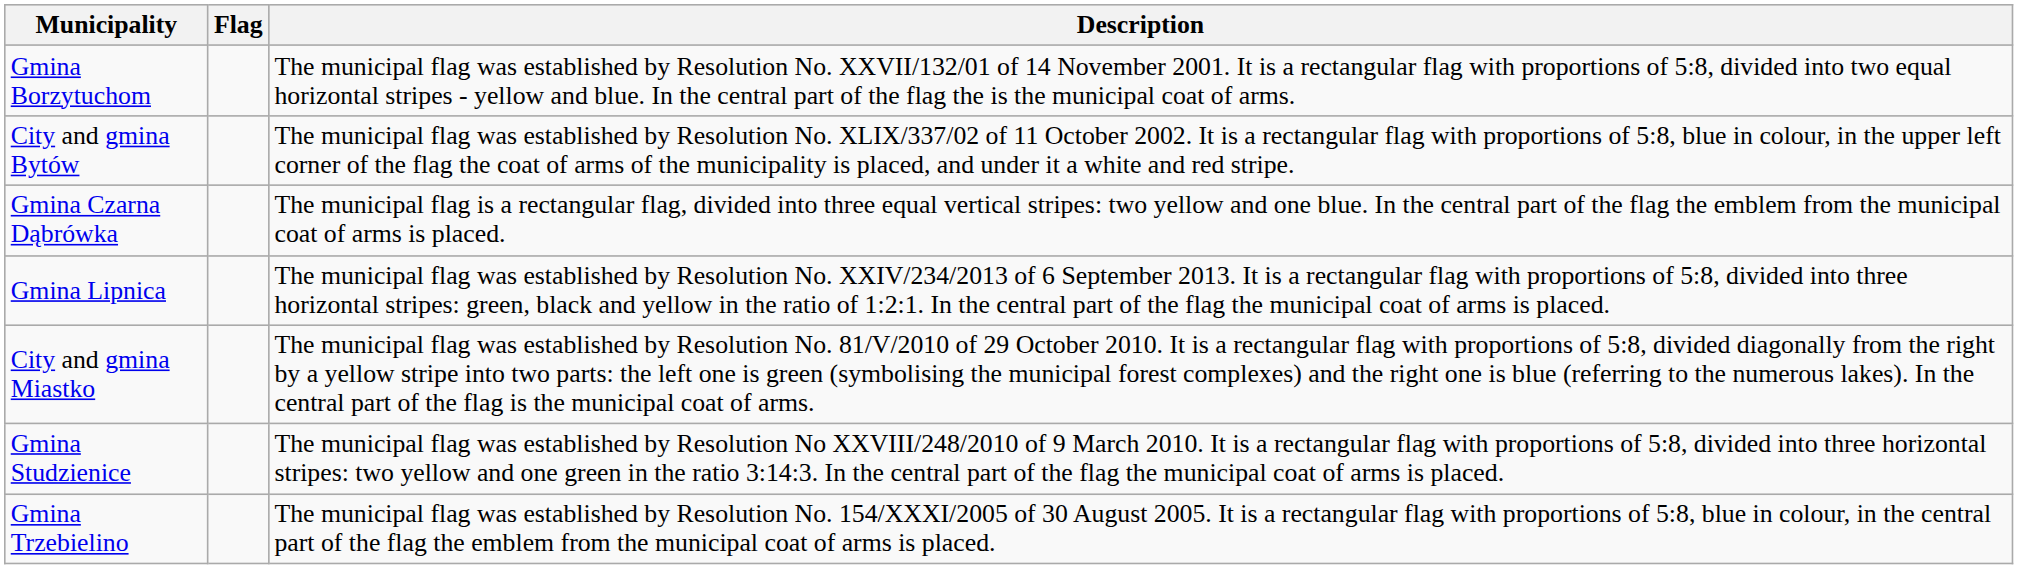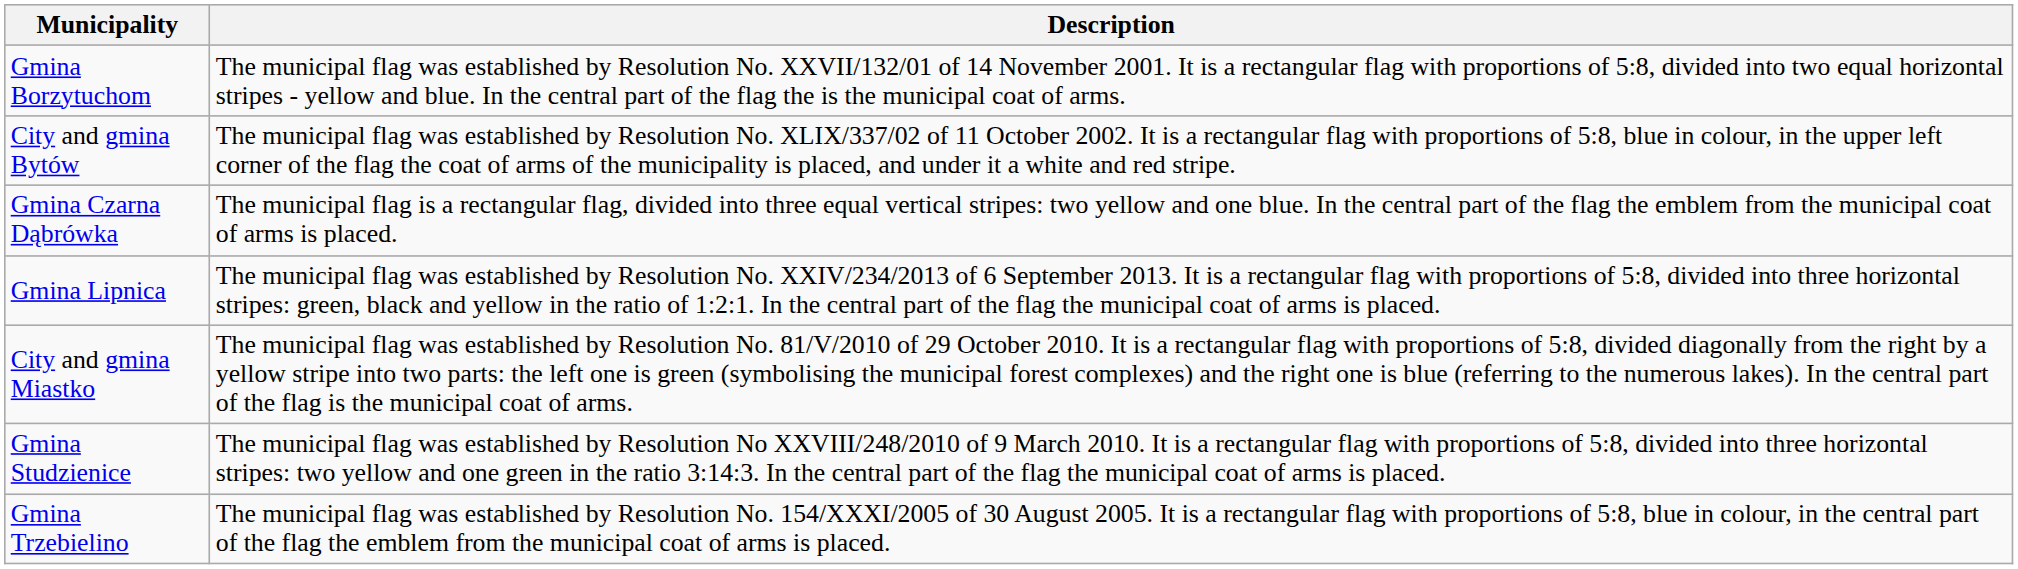- column: (238, 24)
